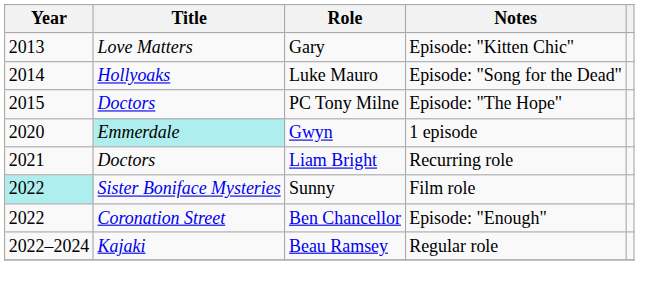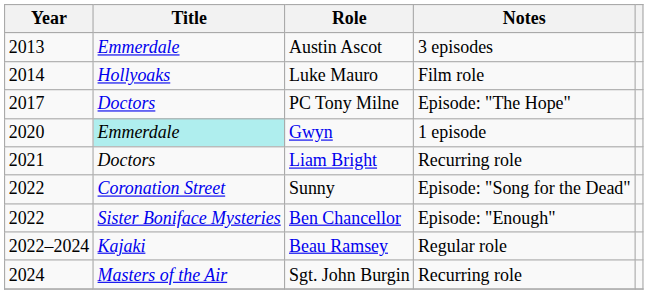+ row: (336, 47)
- row: (307, 47)
(516, 75) Episode: "Song for the Dead" -> (451, 75) Film role
(27, 103) 2015 -> (27, 103) 2017
(27, 189) paleturquoise background -> (27, 189) no background
(189, 189) Sister Boniface Mysteries -> (161, 189) Coronation Street
(442, 189) Film role -> (524, 189) Episode: "Song for the Dead"
(161, 217) Coronation Street -> (189, 217) Sister Boniface Mysteries
+ row: (349, 274)
